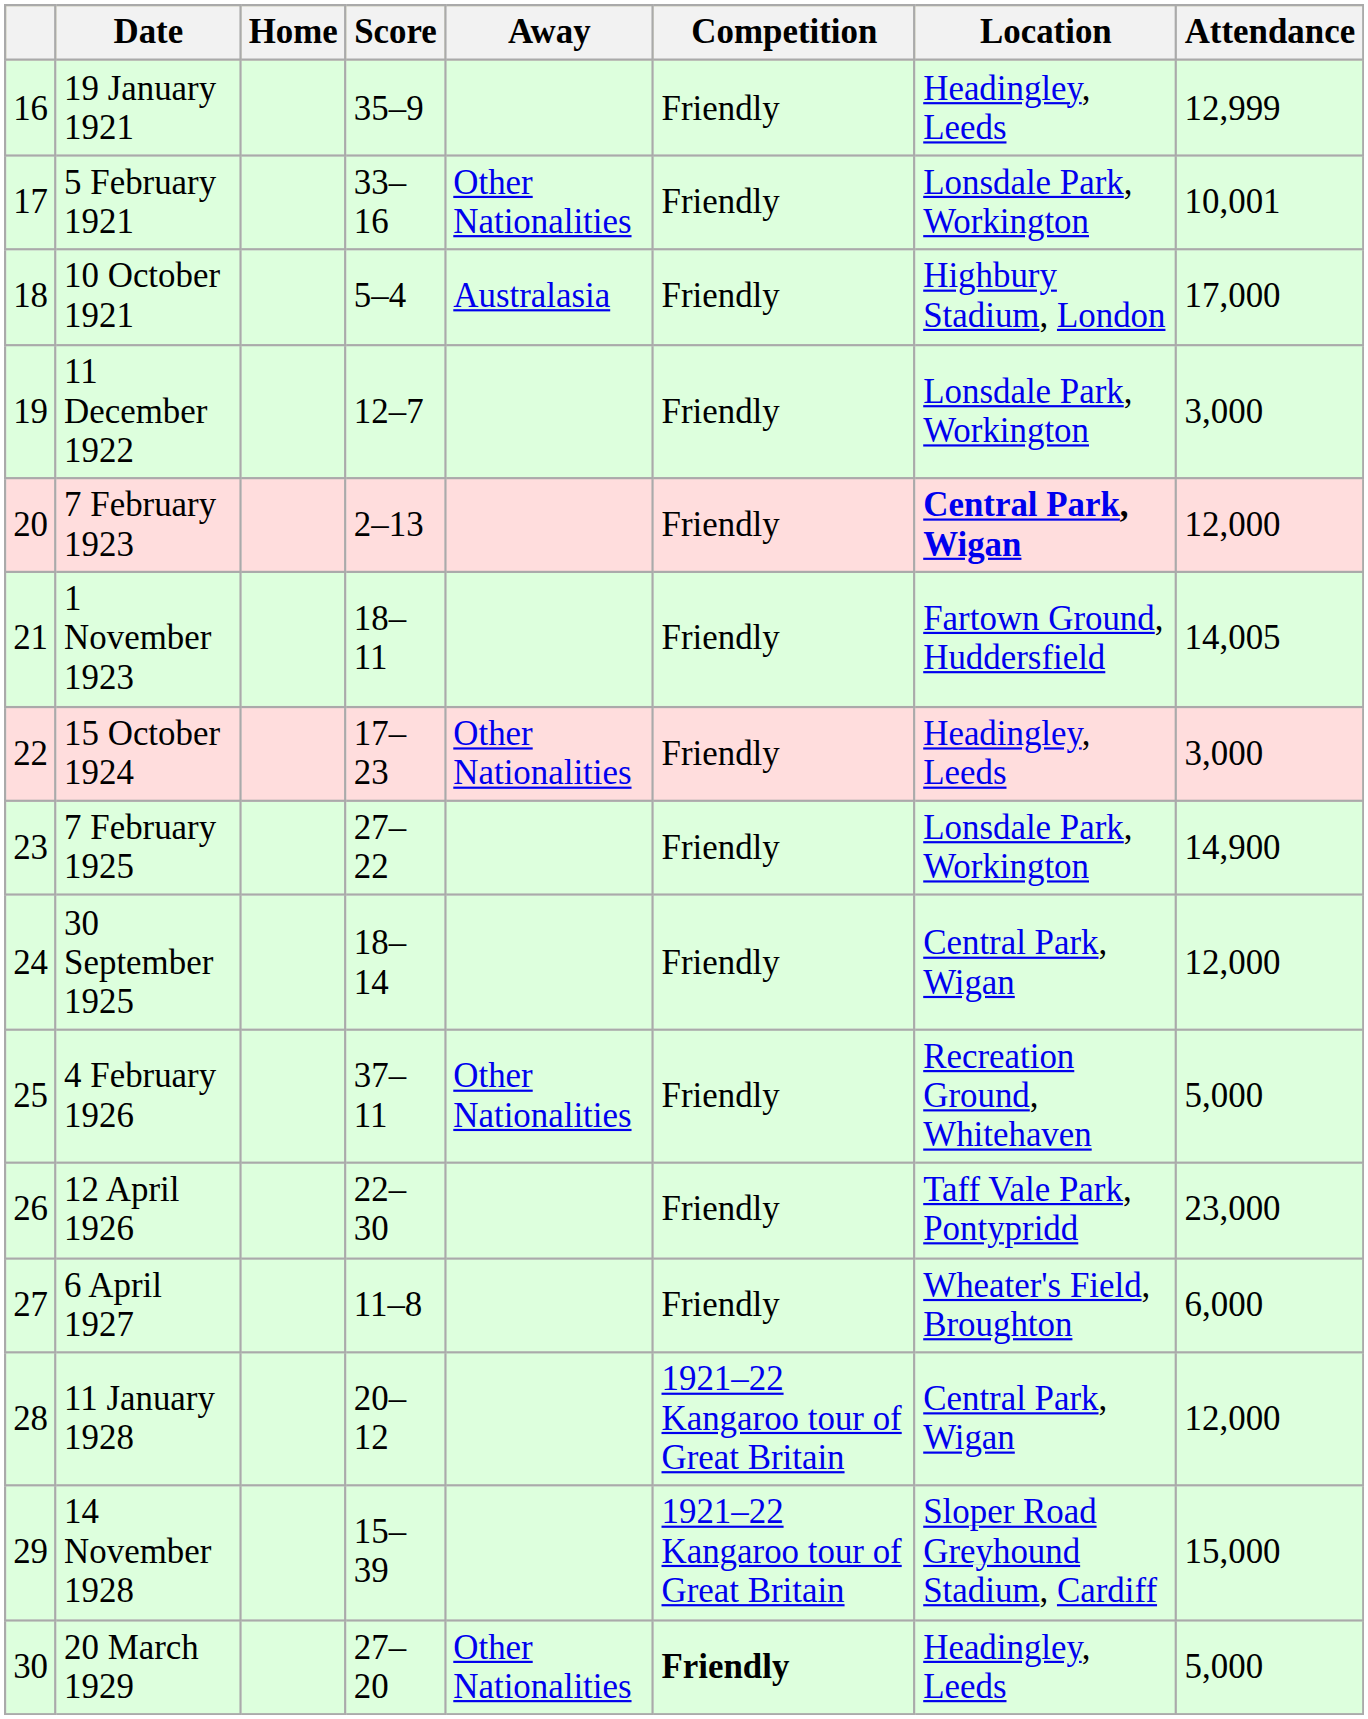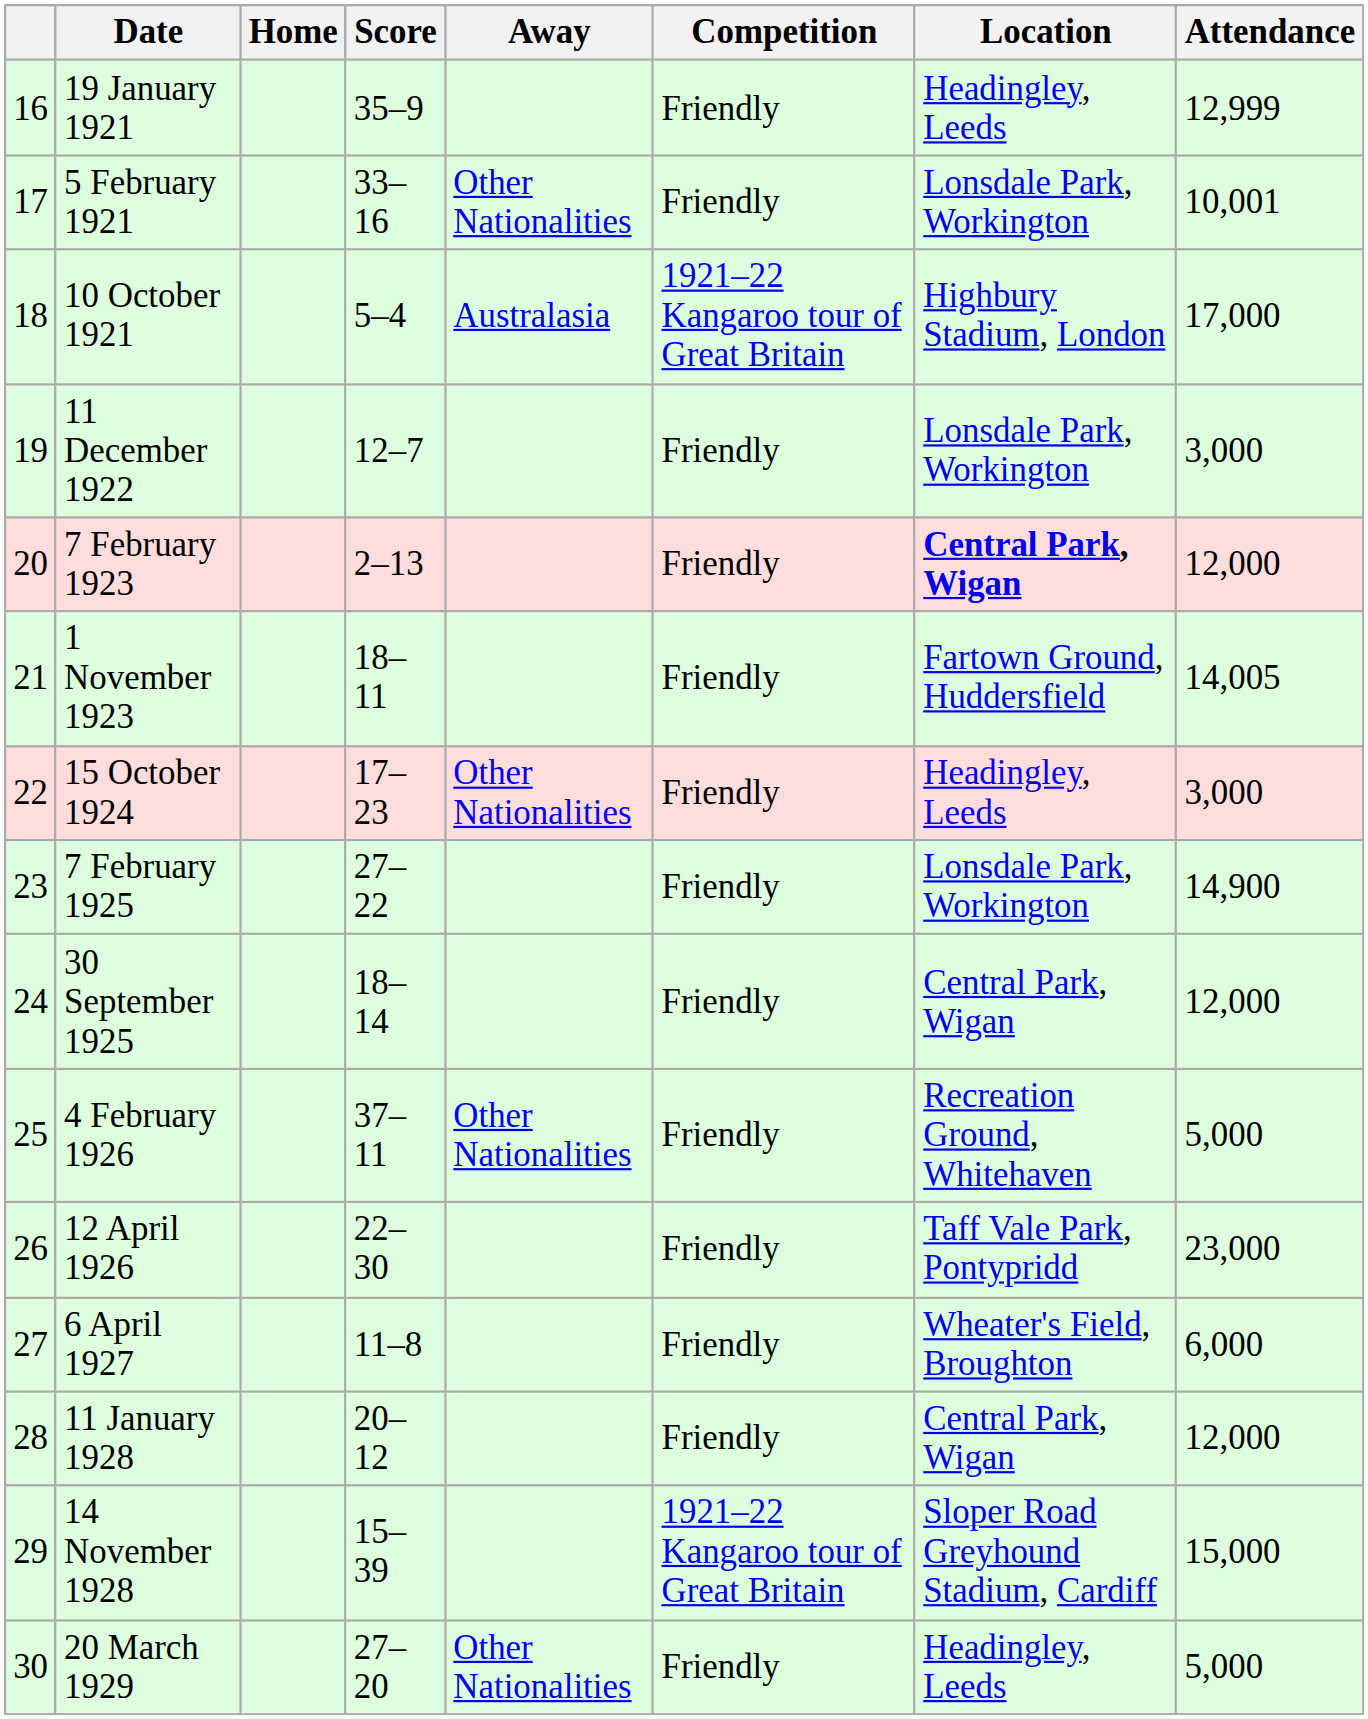(721, 296) Friendly -> (782, 315) 1921–22 Kangaroo tour of Great Britain
(782, 1418) 1921–22 Kangaroo tour of Great Britain -> (721, 1437) Friendly
(725, 1666) bold -> (721, 1666) normal
